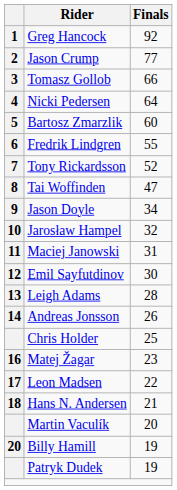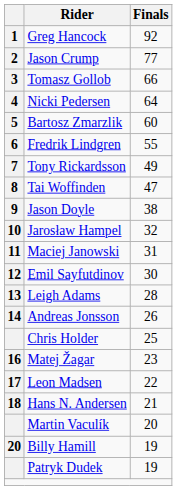(151, 166) 52 -> (151, 166) 49
(151, 209) 34 -> (151, 209) 38
